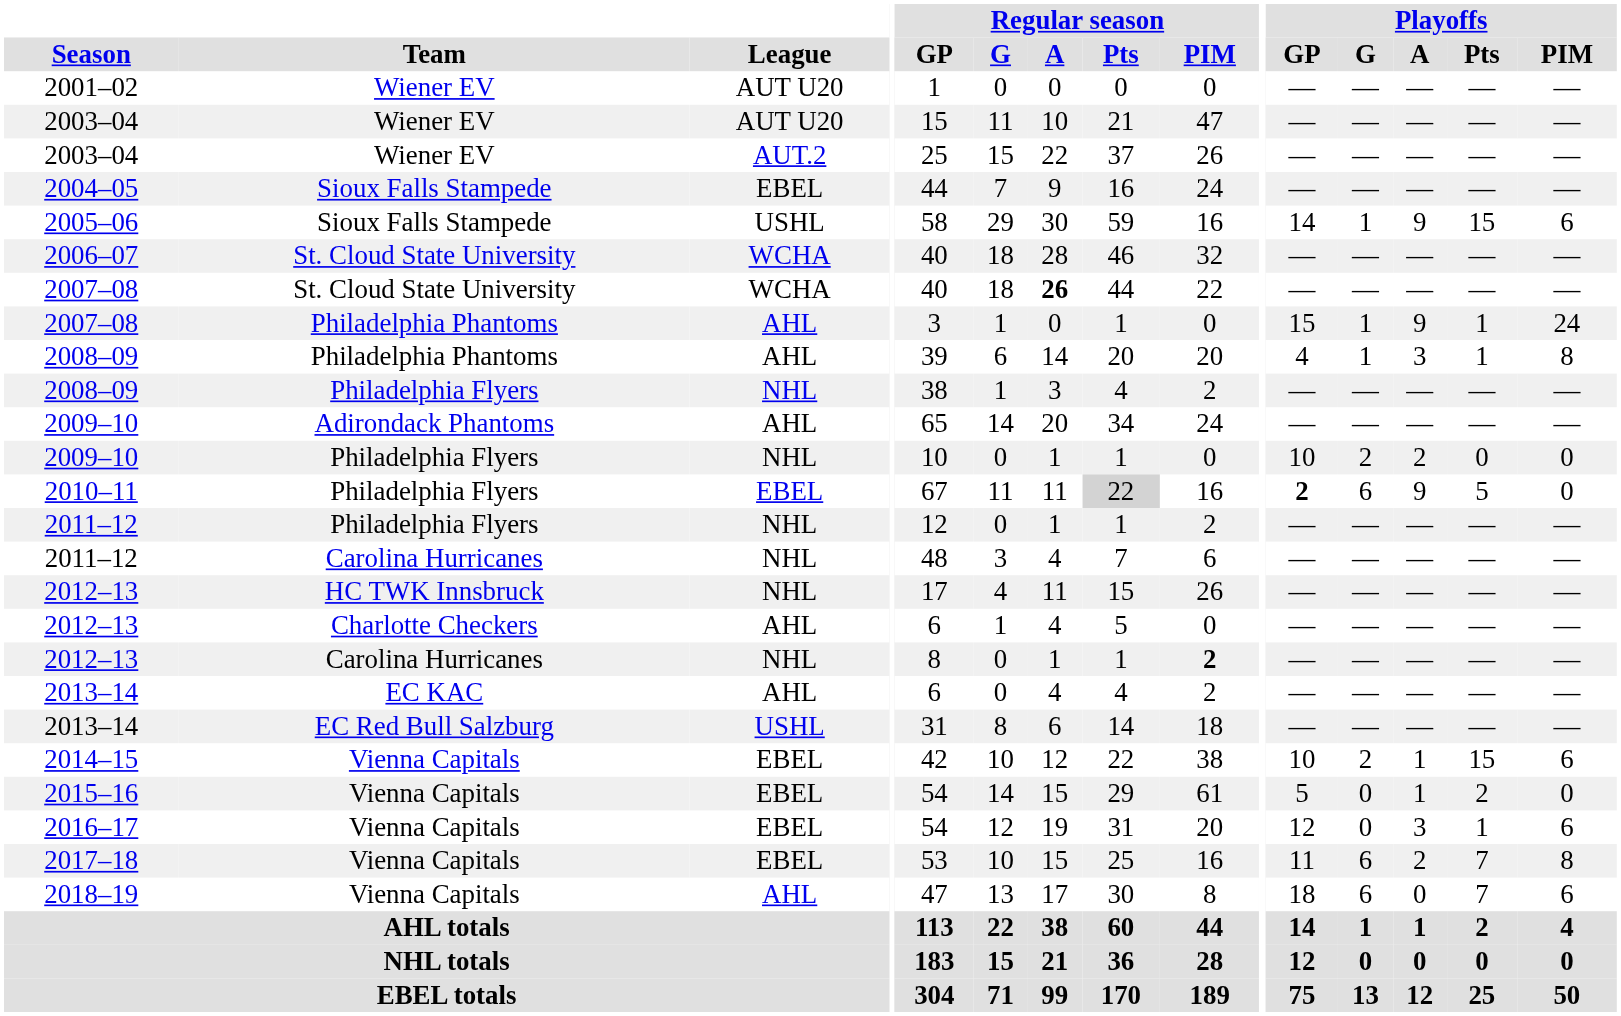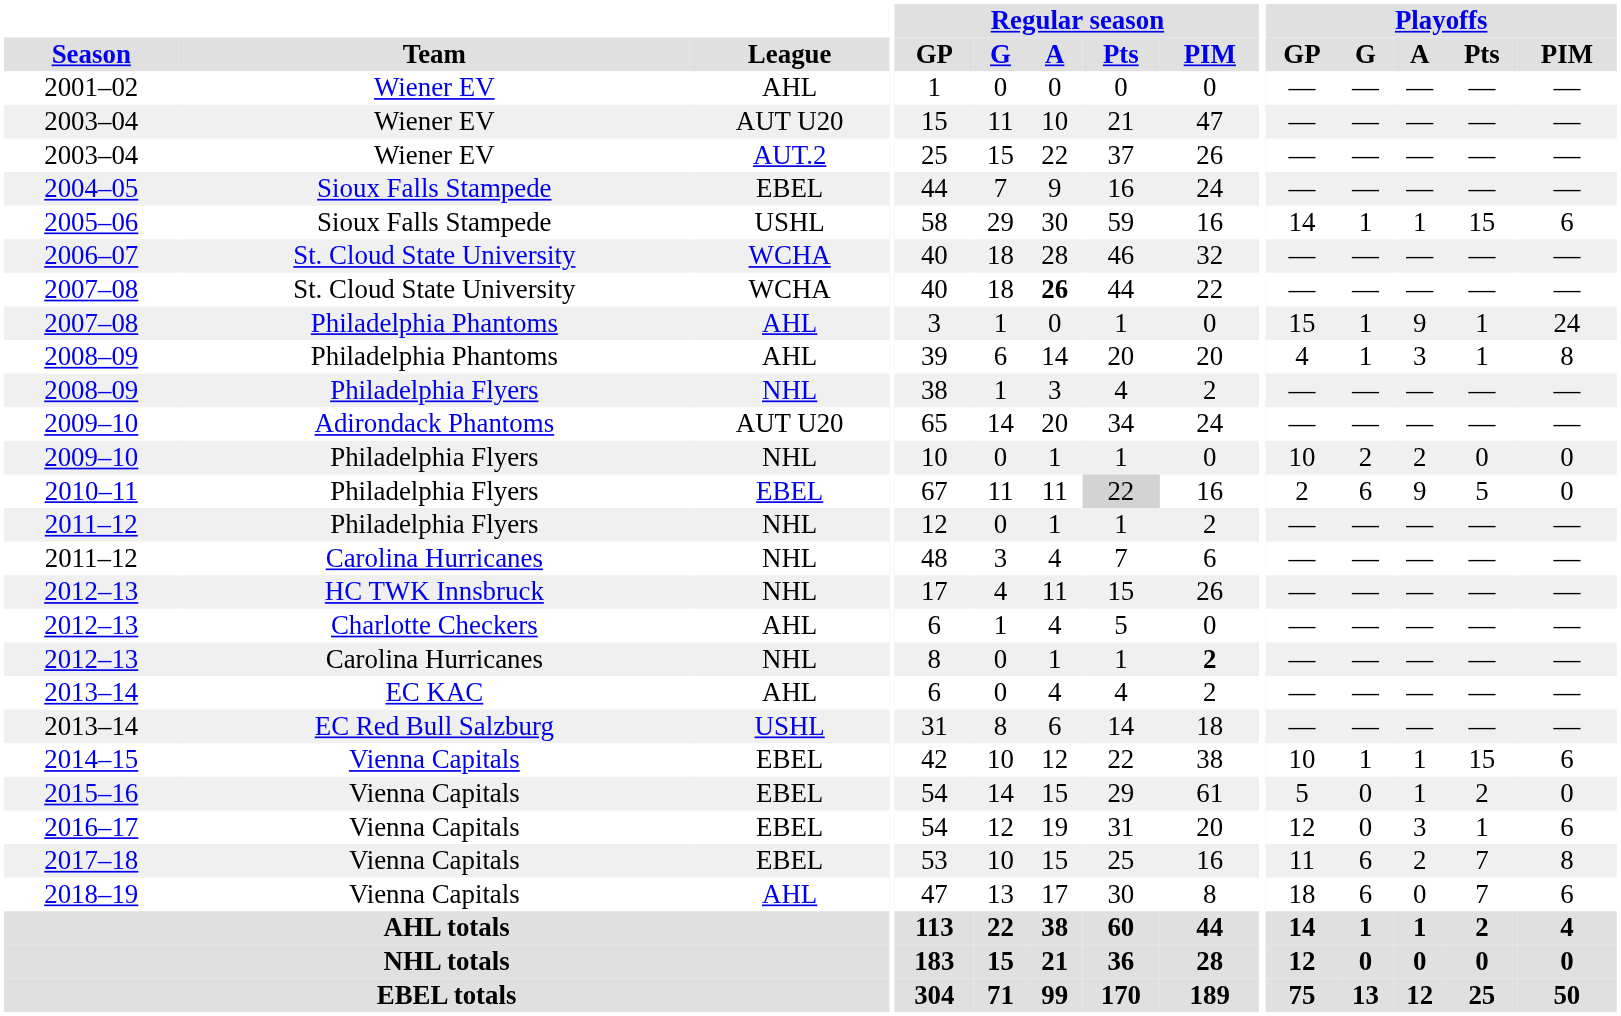(790, 87) AUT U20 -> (790, 87) AHL
(1420, 222) 9 -> (1420, 222) 1
(790, 423) AHL -> (790, 423) AUT U20
(1302, 490) bold -> (1302, 490) normal
(1366, 759) 2 -> (1366, 759) 1
